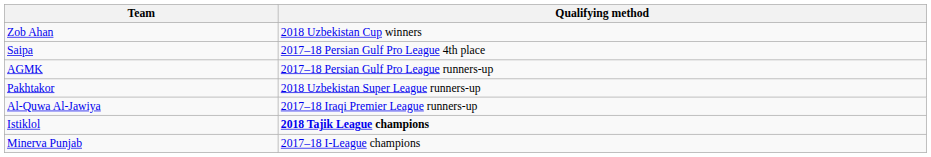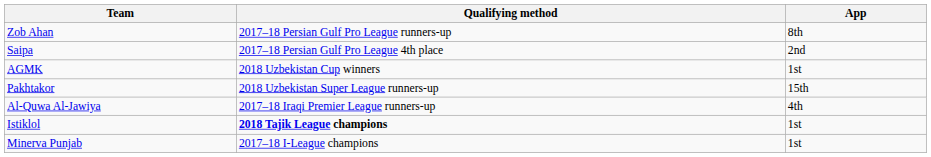+ column: (856, 13)
(351, 32) 2018 Uzbekistan Cup winners -> (345, 32) 2017–18 Persian Gulf Pro League runners-up
(387, 69) 2017–18 Persian Gulf Pro League runners-up -> (309, 69) 2018 Uzbekistan Cup winners
